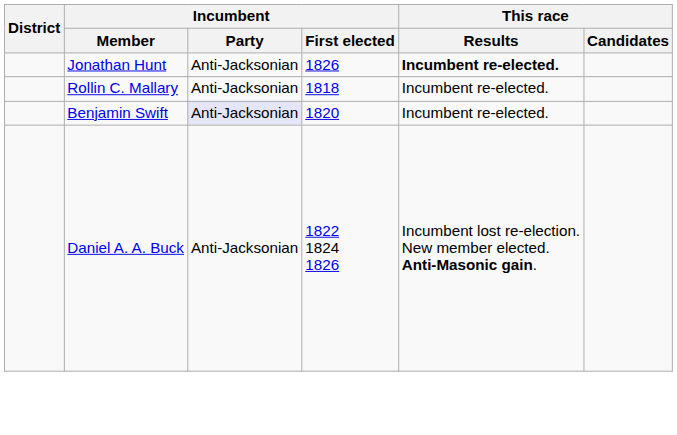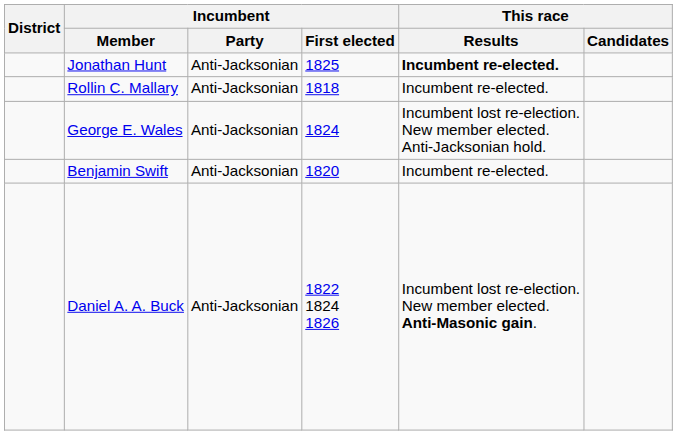(322, 64) 1826 -> (322, 64) 1825
+ row: (125, 130)
(245, 112) lavender background -> (245, 171) no background
